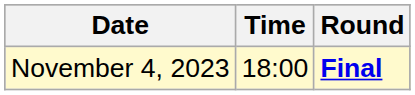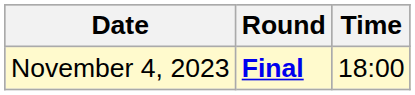columns swapped: (275, 25) <-> (362, 25)
